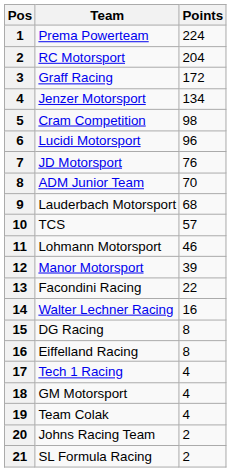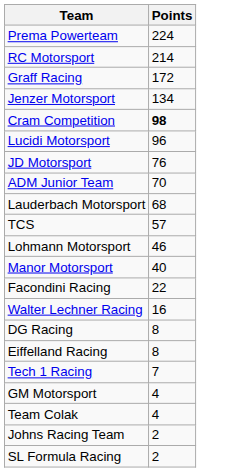- column: (20, 15)
(194, 57) 204 -> (163, 57) 214
(190, 120) normal -> (159, 120) bold
(190, 267) 39 -> (159, 267) 40
(186, 372) 4 -> (155, 372) 7
